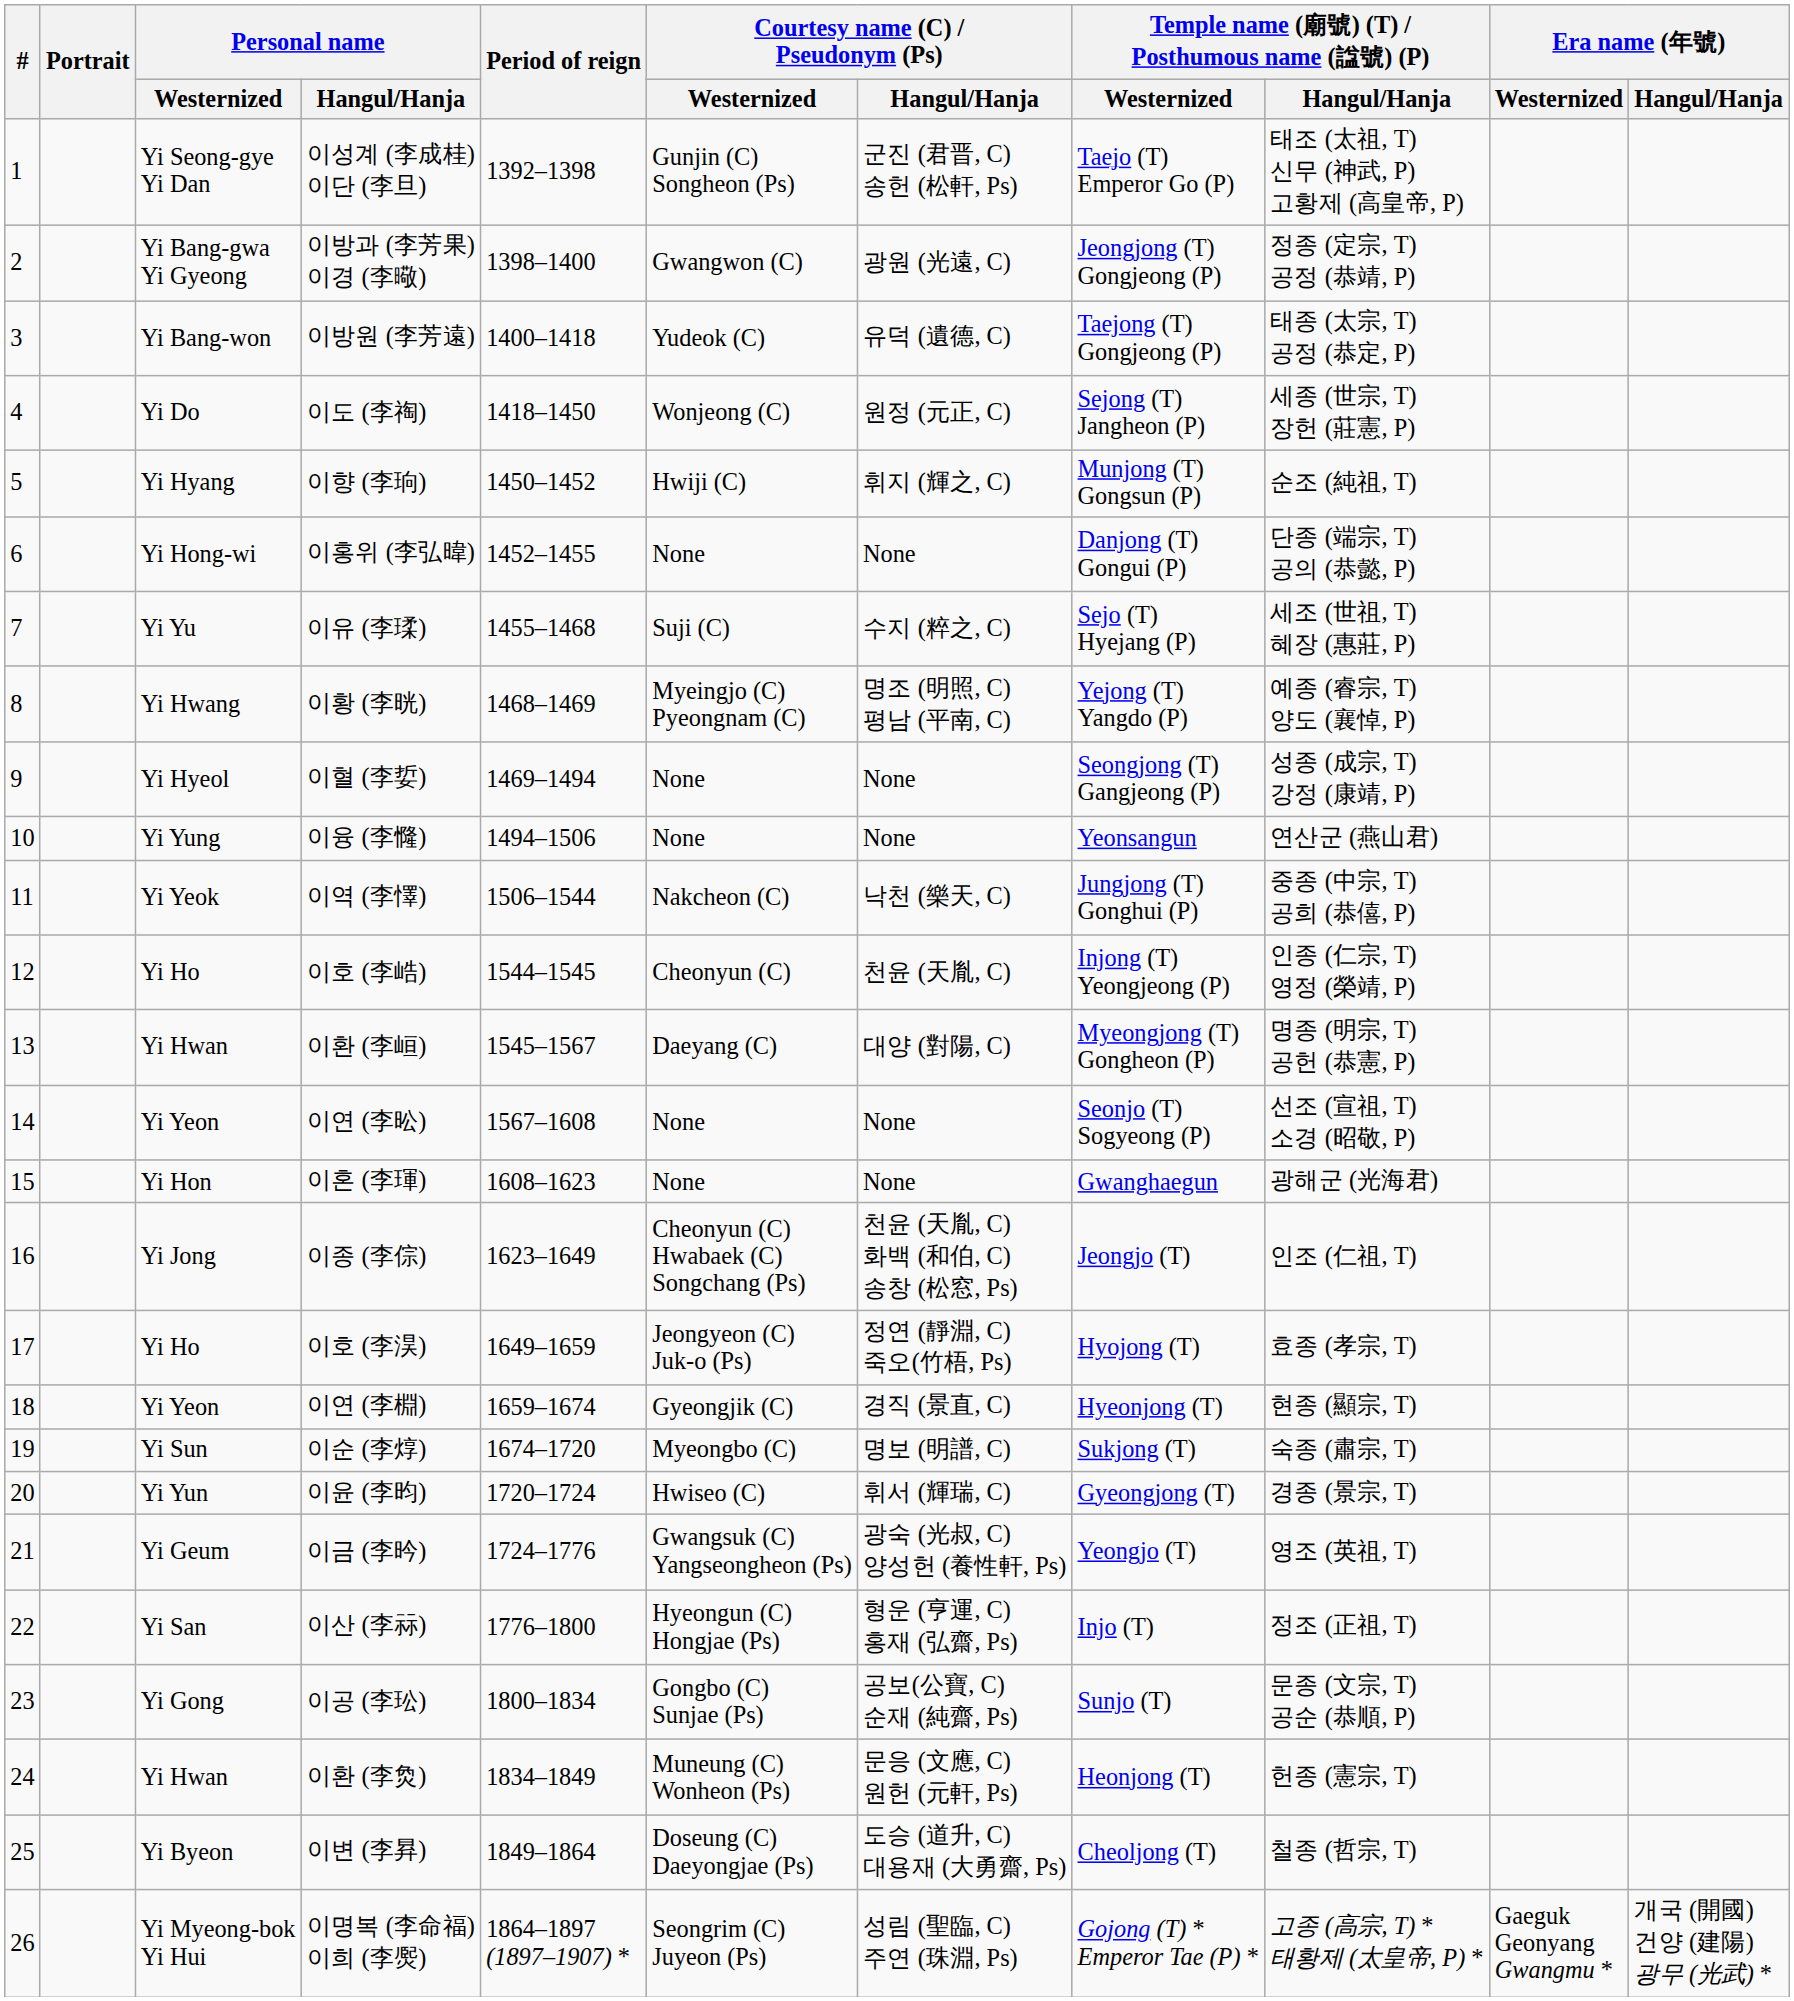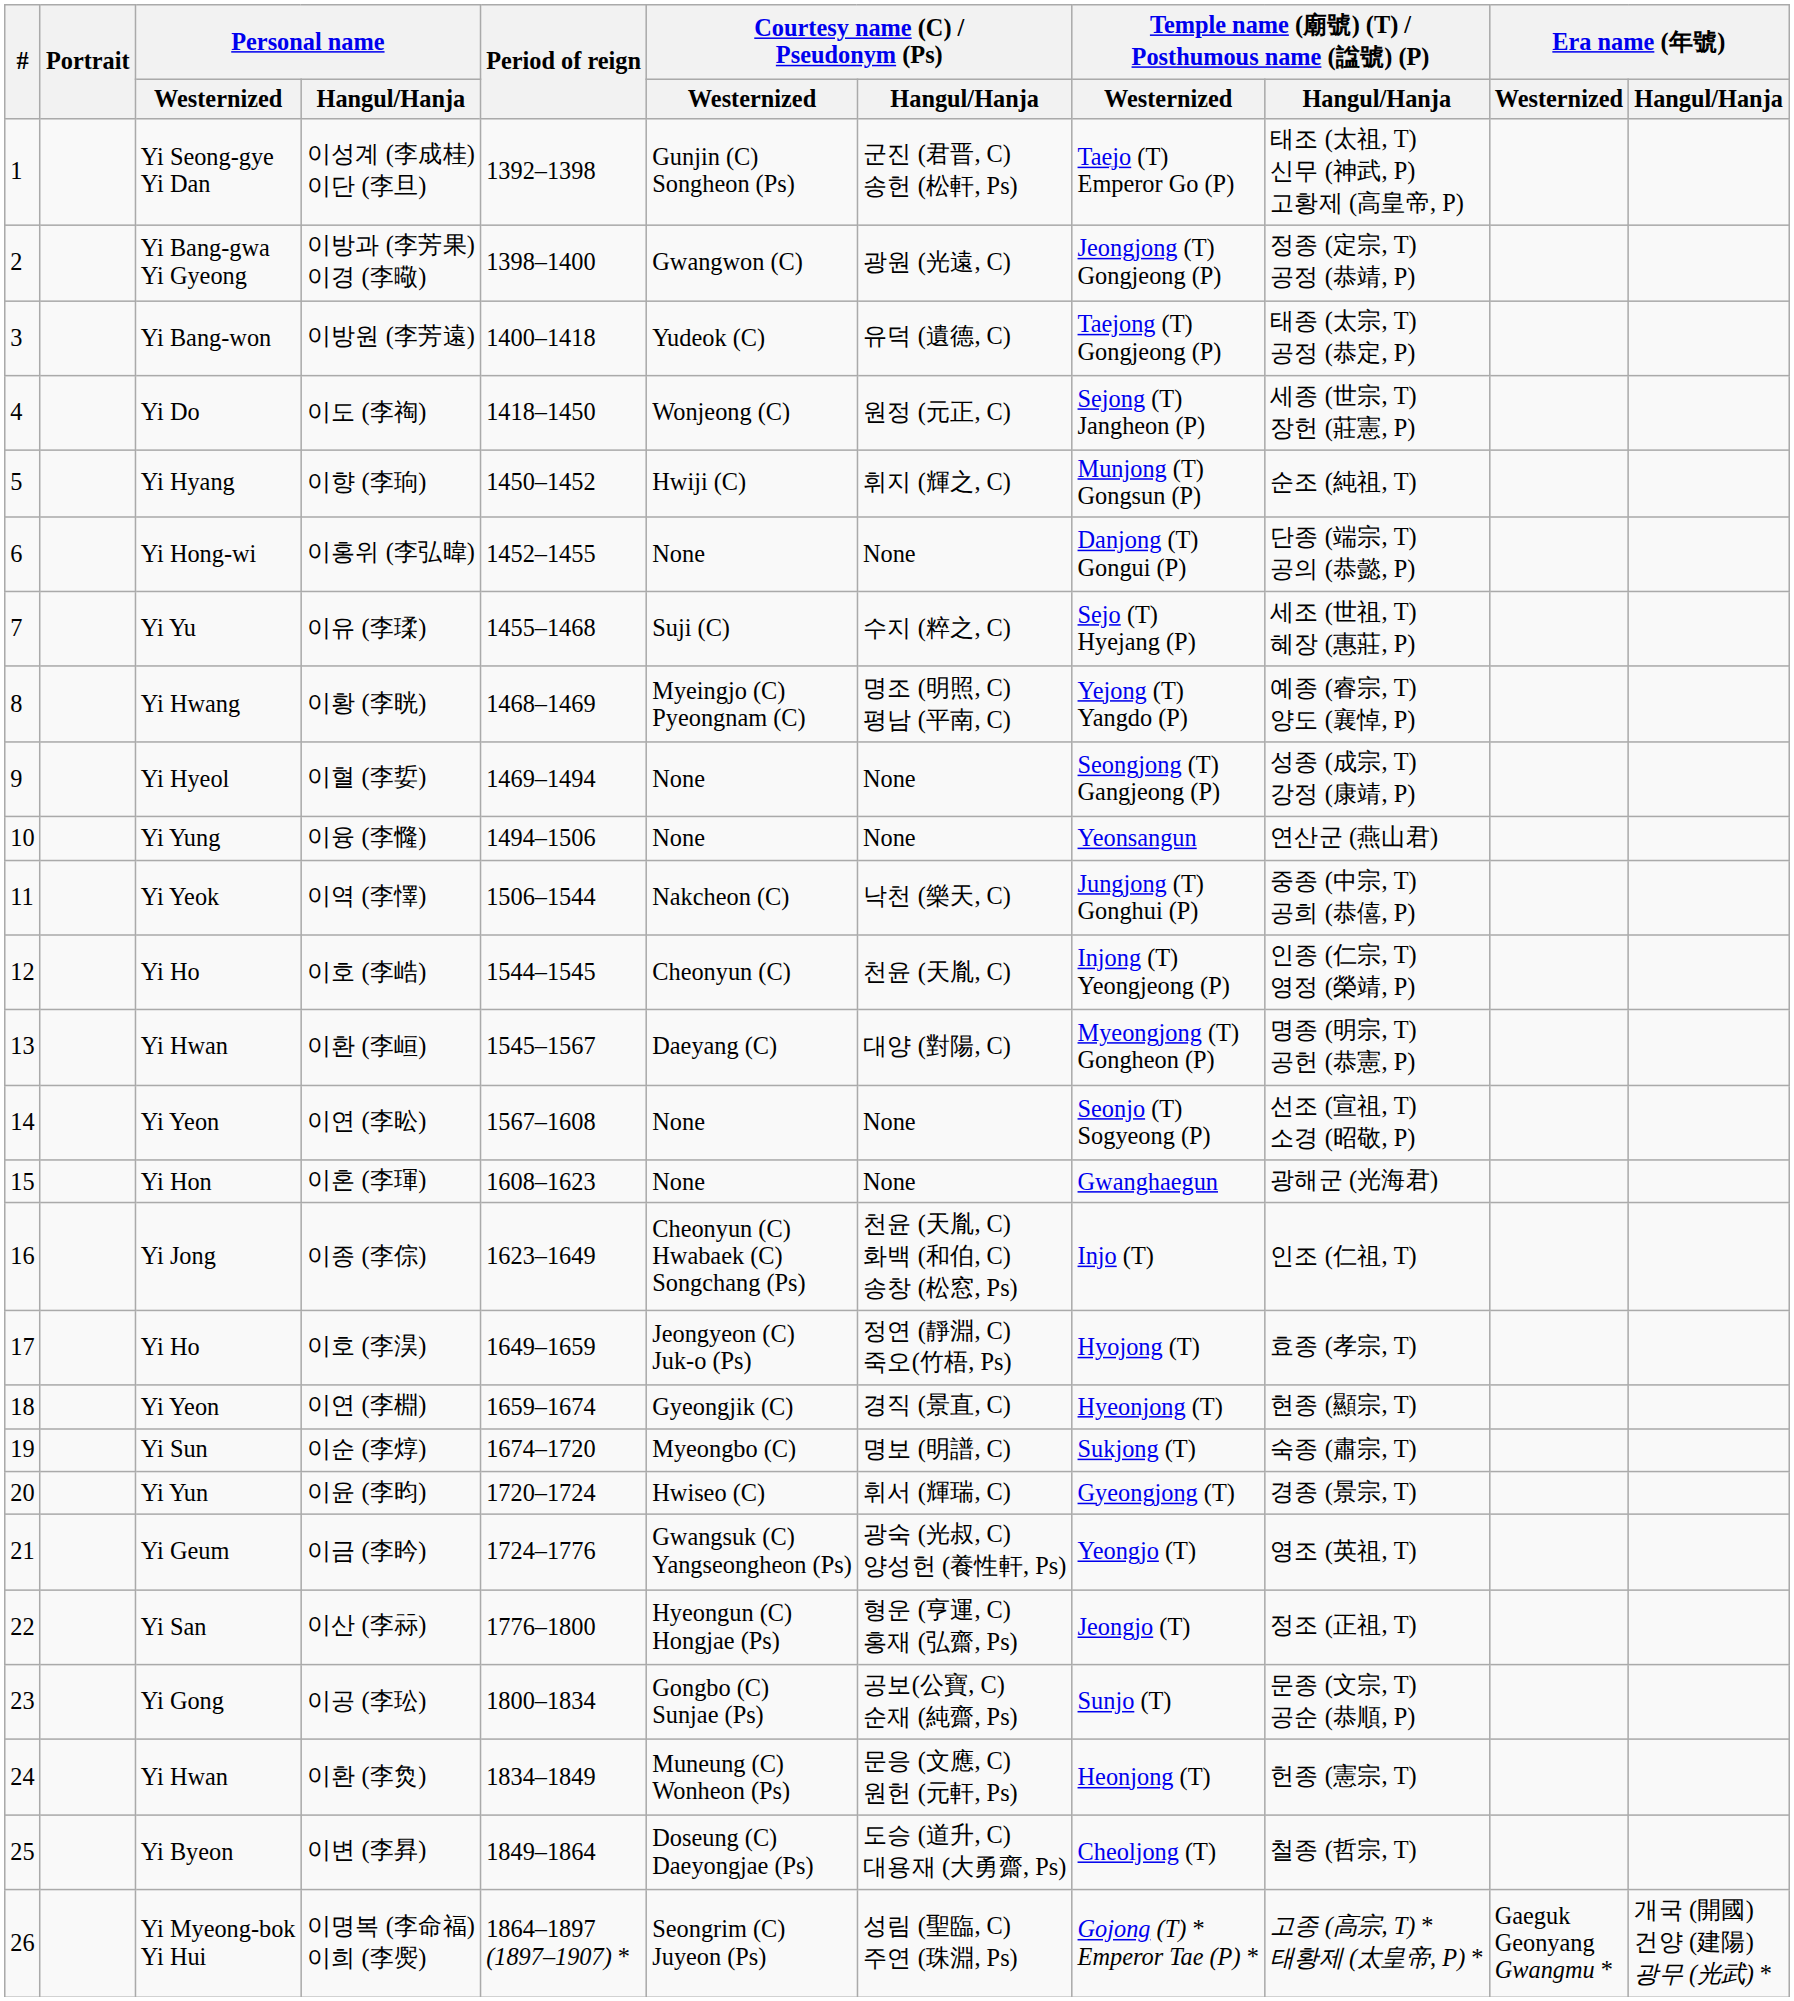(1134, 1256) Jeongjo (T) -> (1116, 1256) Injo (T)
(1116, 1626) Injo (T) -> (1134, 1626) Jeongjo (T)
